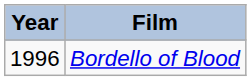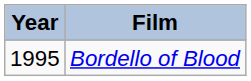(35, 58) 1996 -> (35, 58) 1995
